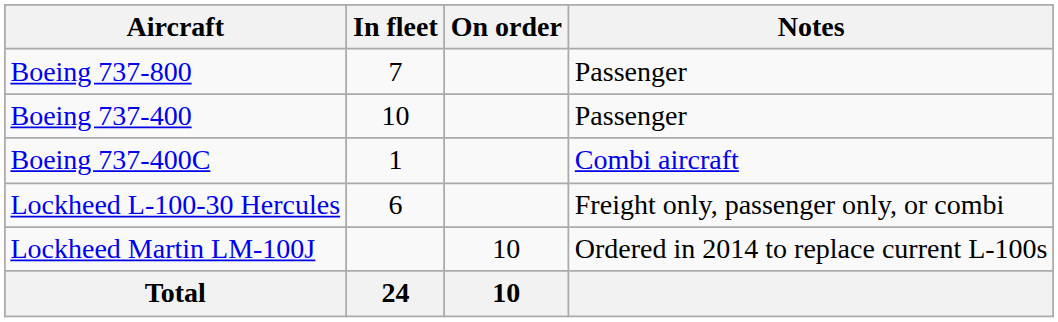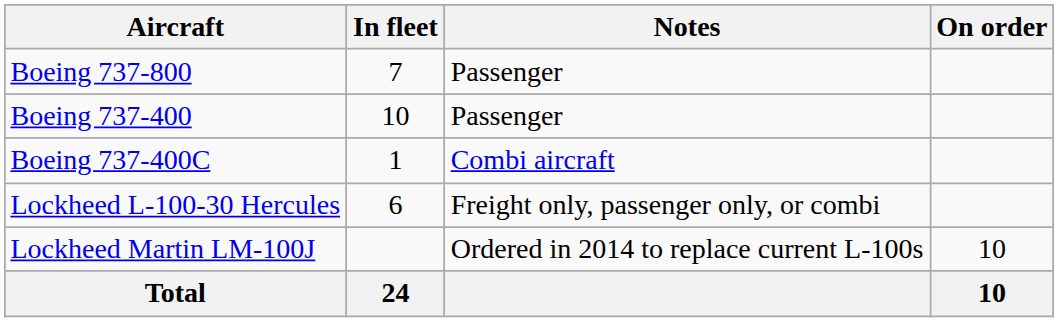columns swapped: (506, 26) <-> (811, 26)
